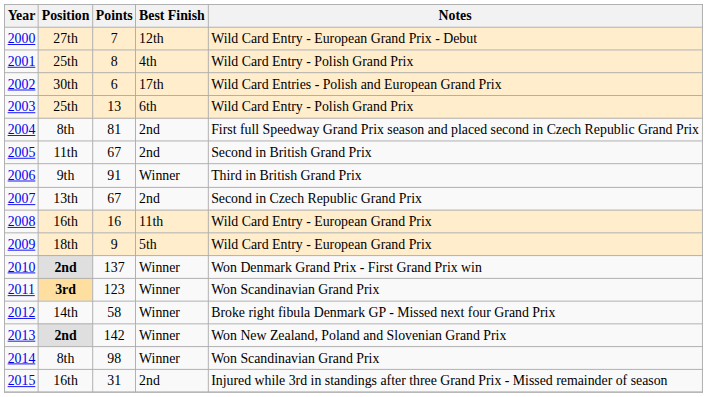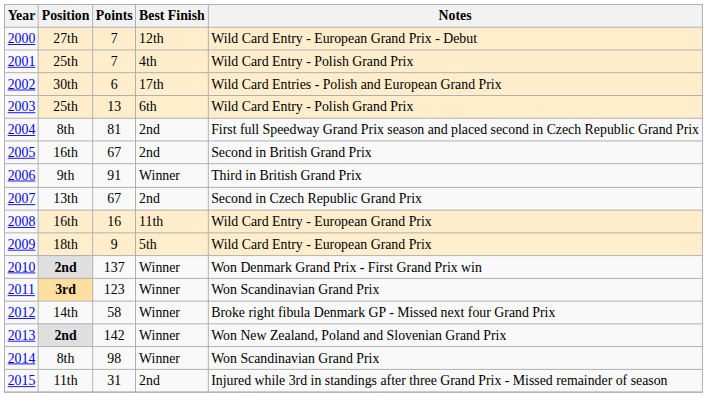(114, 61) 8 -> (114, 61) 7
(66, 152) 11th -> (66, 152) 16th
(66, 381) 16th -> (66, 381) 11th
